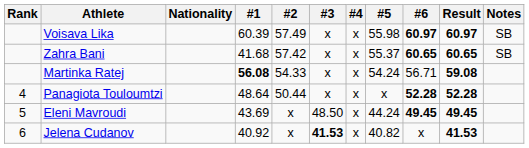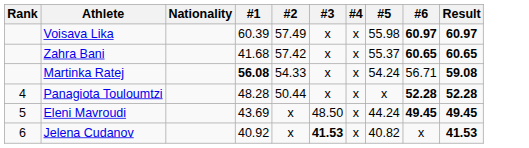- column: (504, 14)
(254, 93) 48.64 -> (254, 93) 48.28
